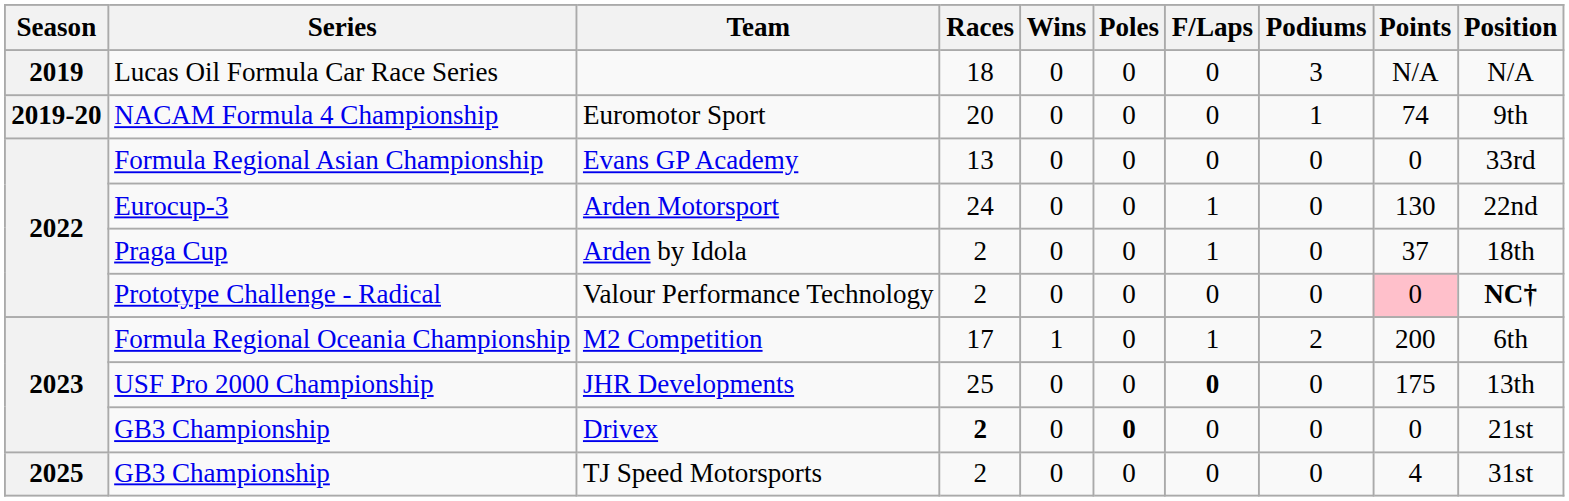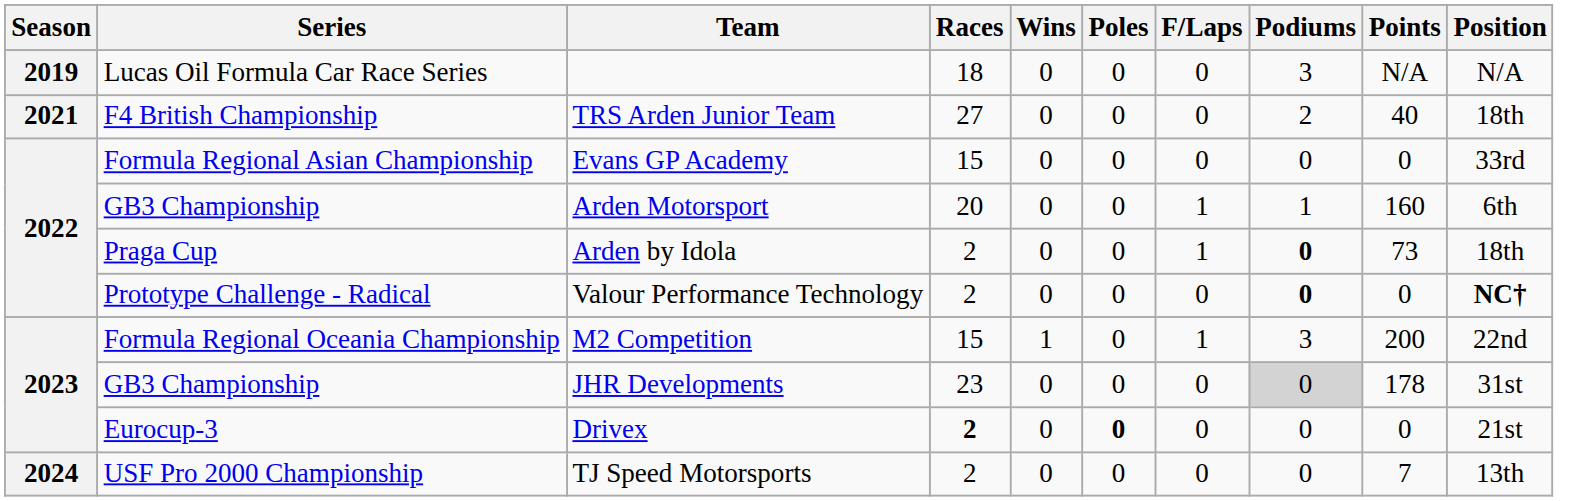- row: (674, 116)
+ row: (704, 116)
(980, 161) 13 -> (970, 161) 15
(171, 205) Eurocup-3 -> (212, 205) GB3 Championship
(980, 205) 24 -> (970, 205) 20
(1316, 205) 0 -> (1306, 205) 1
(1415, 205) 130 -> (1405, 205) 160
(1511, 205) 22nd -> (1500, 205) 6th
(1316, 250) normal -> (1306, 250) bold
(1415, 250) 37 -> (1405, 250) 73
(1316, 295) normal -> (1306, 295) bold
(1415, 295) pink background -> (1405, 295) no background
(980, 339) 17 -> (970, 339) 15
(1316, 339) 2 -> (1306, 339) 3
(1511, 339) 6th -> (1500, 339) 22nd
(274, 384) USF Pro 2000 Championship -> (212, 384) GB3 Championship
(980, 384) 25 -> (970, 384) 23
(1212, 384) bold -> (1202, 384) normal
(1316, 384) no background -> (1306, 384) lightgrey background
(1415, 384) 175 -> (1405, 384) 178
(1511, 384) 13th -> (1500, 384) 31st
(222, 429) GB3 Championship -> (161, 429) Eurocup-3
(56, 473) 2025 -> (51, 473) 2024
(222, 473) GB3 Championship -> (263, 473) USF Pro 2000 Championship
(1415, 473) 4 -> (1405, 473) 7
(1511, 473) 31st -> (1500, 473) 13th
